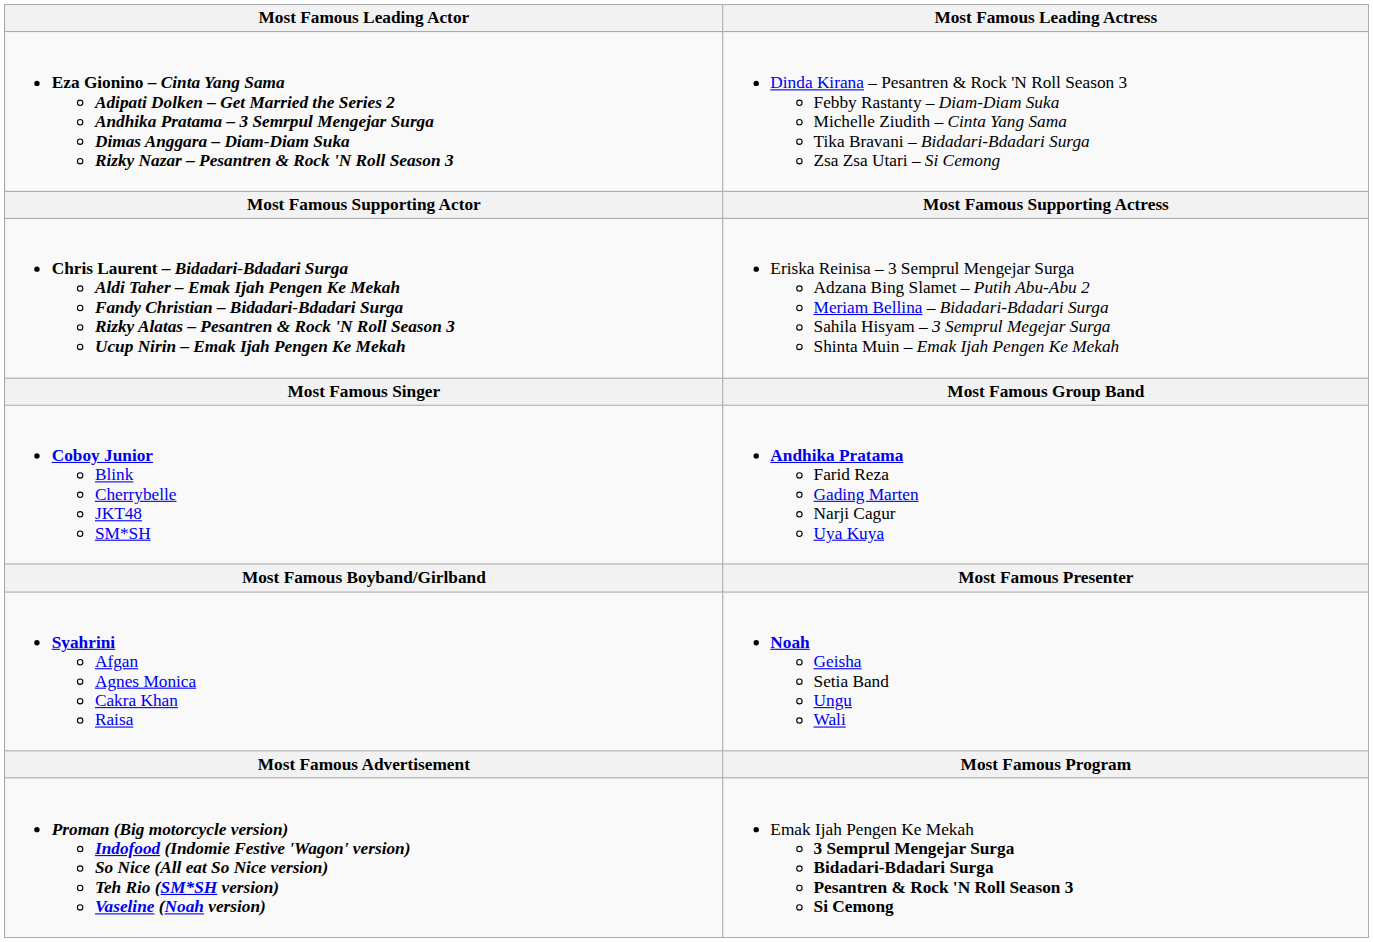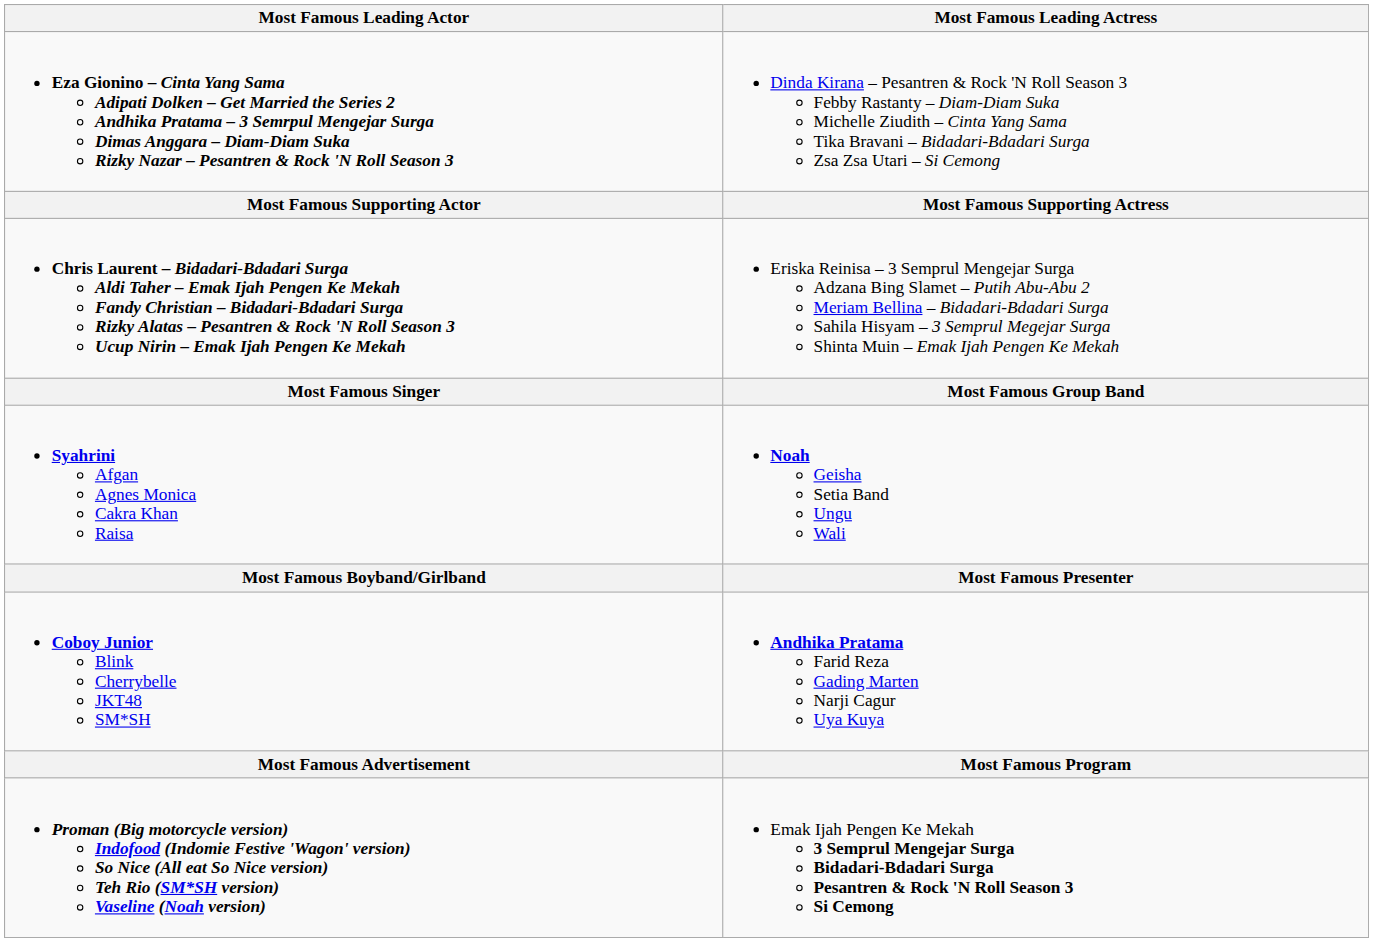rows swapped: (364, 681) <-> (364, 494)
